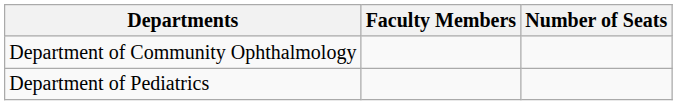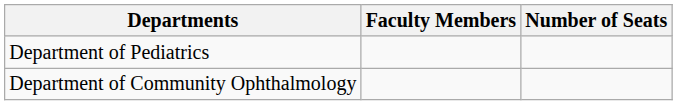rows swapped: (109, 83) <-> (183, 52)
